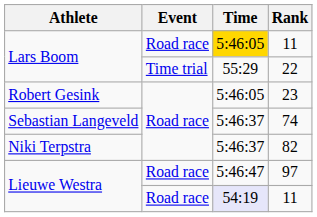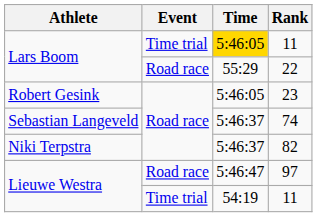(177, 43) Road race -> (177, 43) Time trial
(177, 69) Time trial -> (177, 69) Road race
(177, 199) Road race -> (177, 199) Time trial
(240, 199) lavender background -> (240, 199) no background
